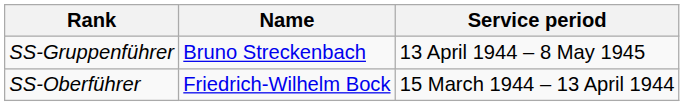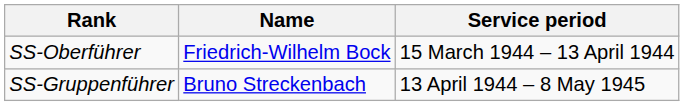rows swapped: (75, 84) <-> (92, 52)
